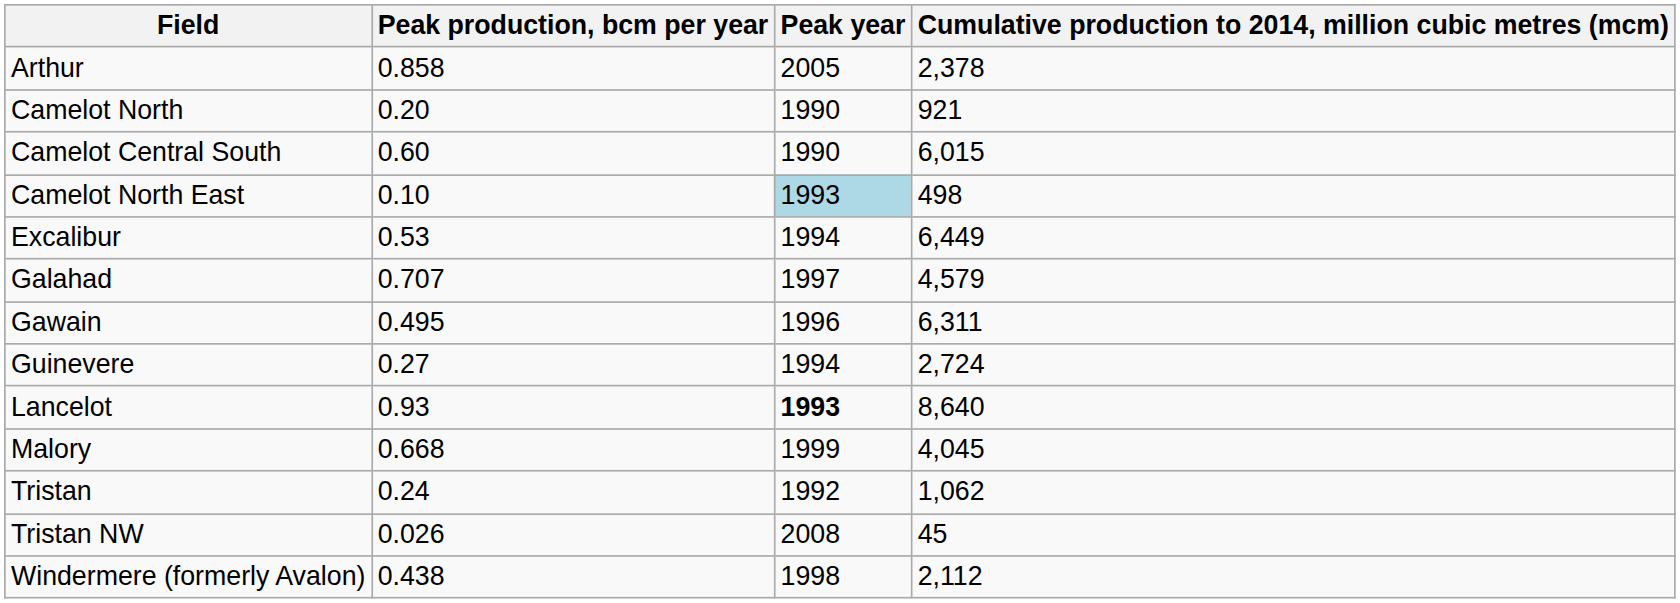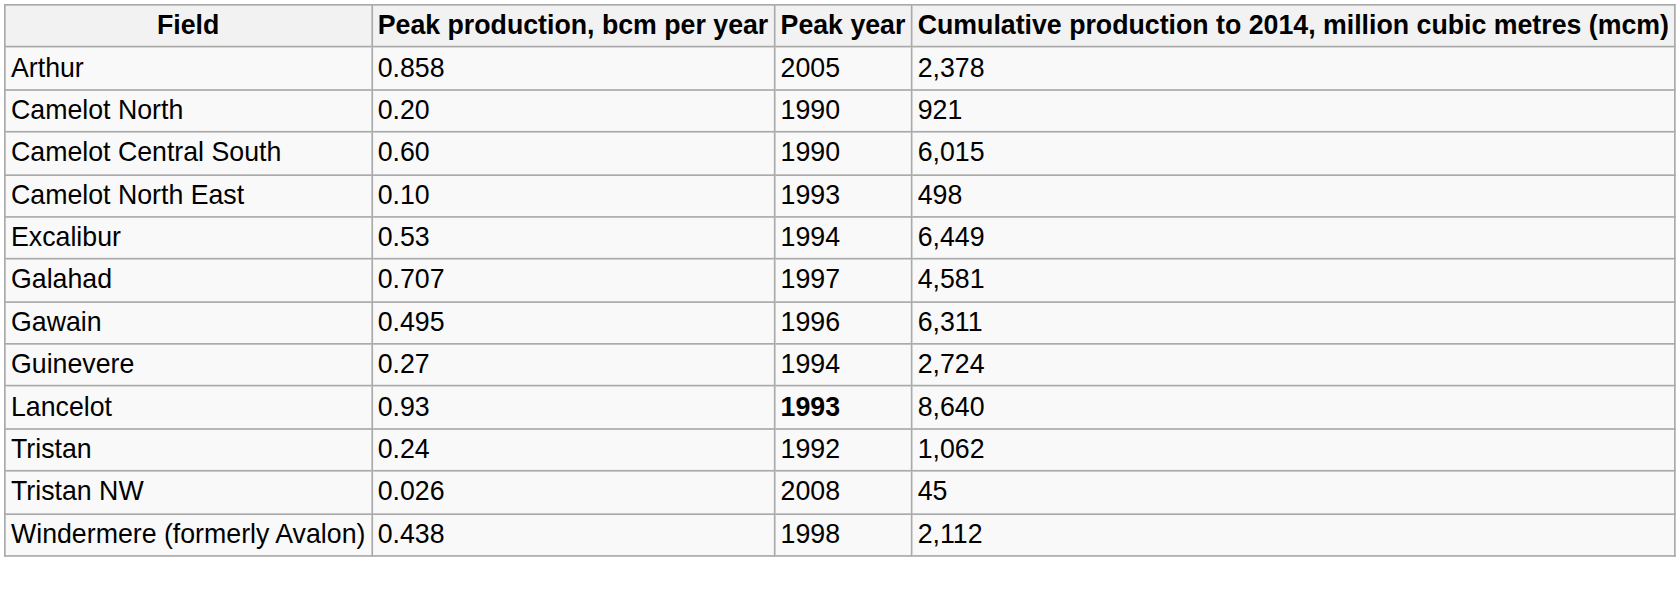(810, 195) lightblue background -> (810, 195) no background
(951, 279) 4,579 -> (951, 279) 4,581
- row: (51, 449)
